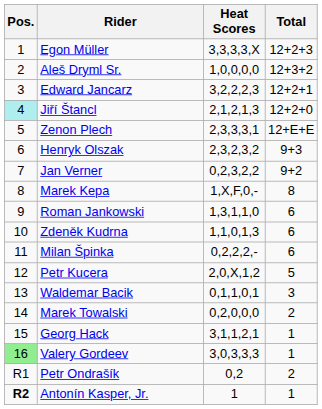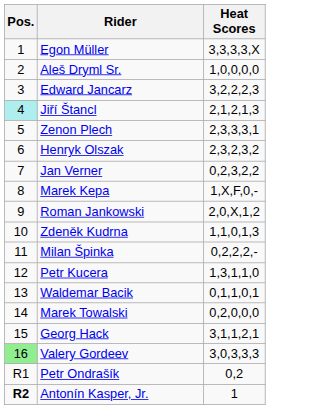- column: (291, 21)
(234, 211) 1,3,1,1,0 -> (234, 211) 2,0,X,1,2
(234, 272) 2,0,X,1,2 -> (234, 272) 1,3,1,1,0
